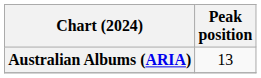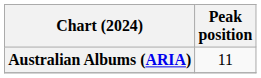(225, 60) 13 -> (225, 60) 11
